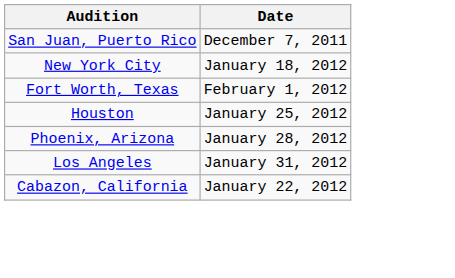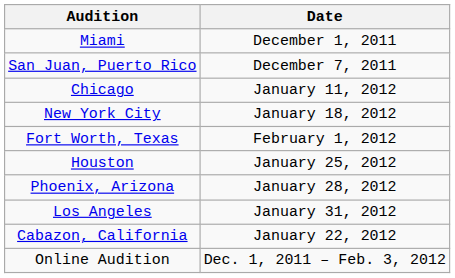+ row: (102, 41)
+ row: (102, 90)
+ row: (102, 260)
